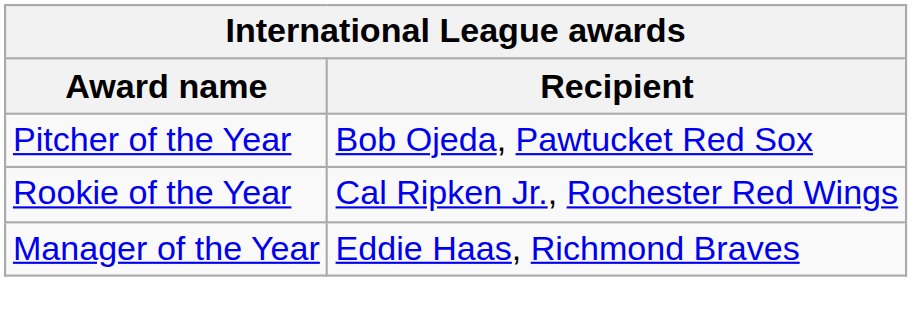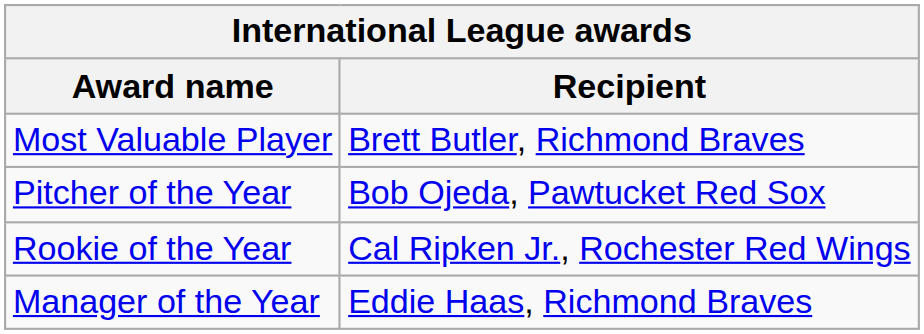+ row: (173, 139)
